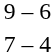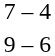rows swapped: (27, 44) <-> (27, 11)
